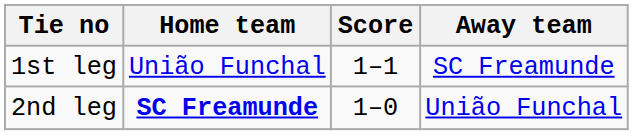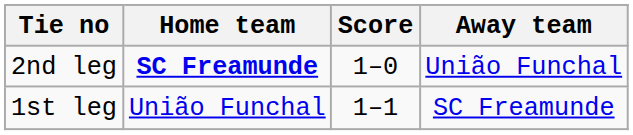rows swapped: (64, 67) <-> (64, 108)
